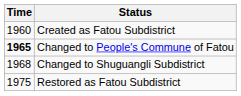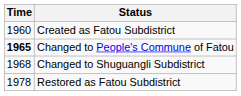(19, 82) 1975 -> (19, 82) 1978
